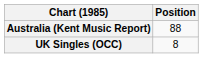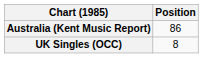(176, 28) 88 -> (176, 28) 86
